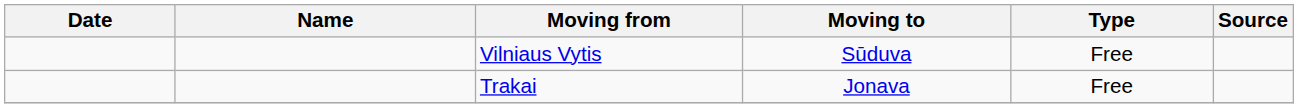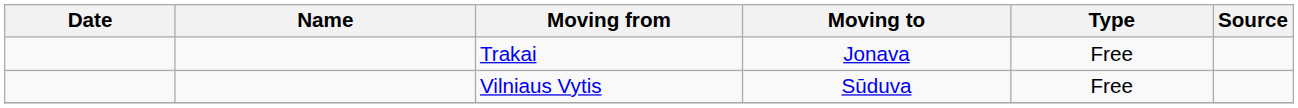rows swapped: (541, 53) <-> (508, 86)
